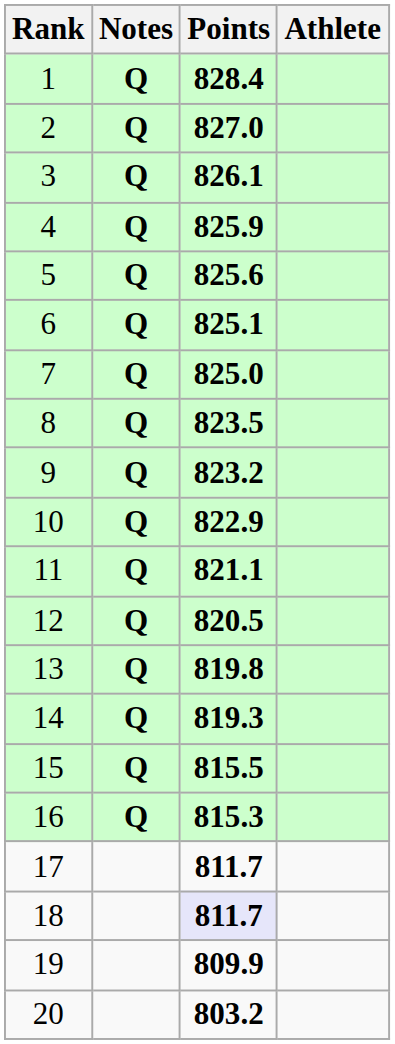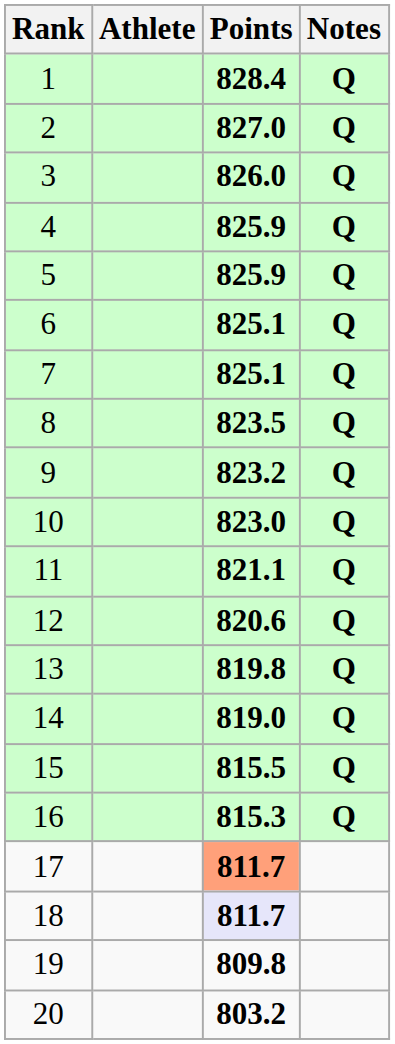columns swapped: (333, 29) <-> (136, 29)
(229, 176) 826.1 -> (251, 176) 826.0
(229, 275) 825.6 -> (251, 275) 825.9
(229, 373) 825.0 -> (251, 373) 825.1
(229, 521) 822.9 -> (251, 521) 823.0
(229, 619) 820.5 -> (251, 619) 820.6
(229, 718) 819.3 -> (251, 718) 819.0
(229, 865) no background -> (251, 865) lightsalmon background
(229, 964) 809.9 -> (251, 964) 809.8
